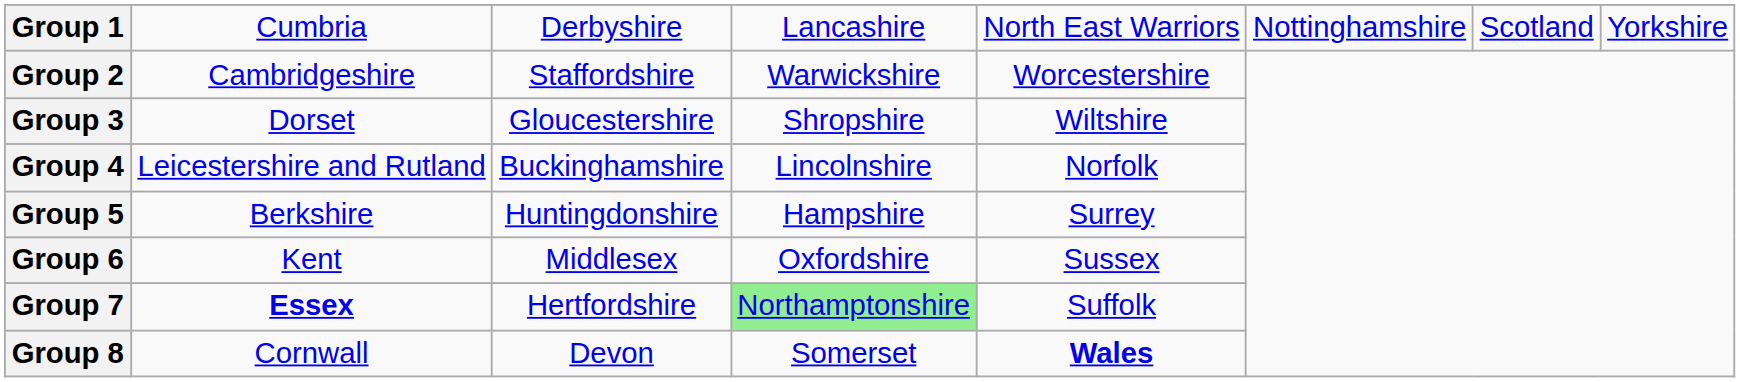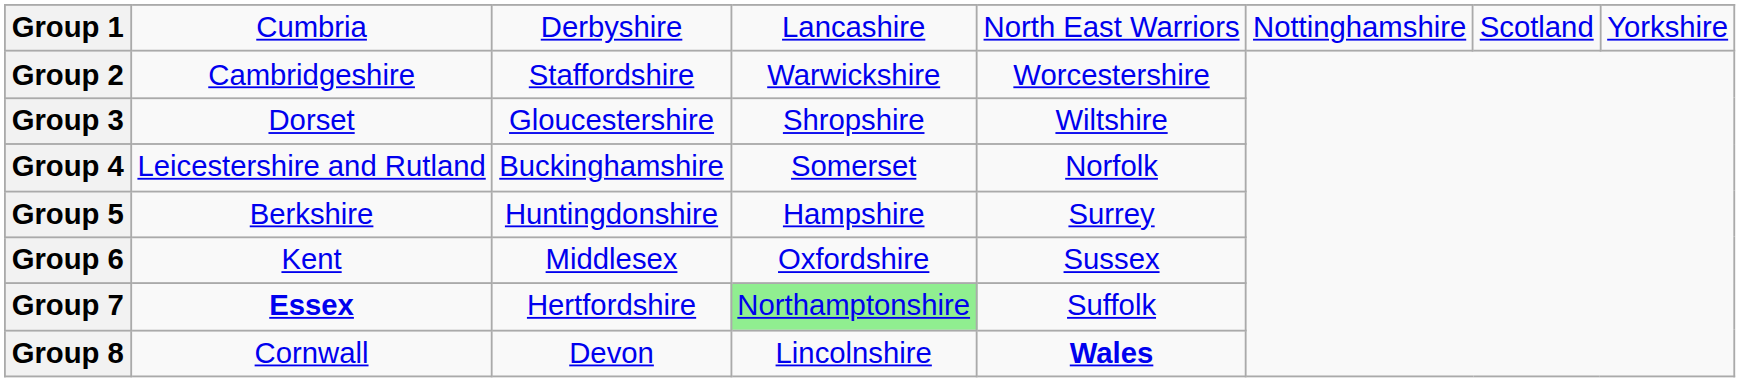(854, 167) Lincolnshire -> (854, 167) Somerset
(854, 352) Somerset -> (854, 352) Lincolnshire
